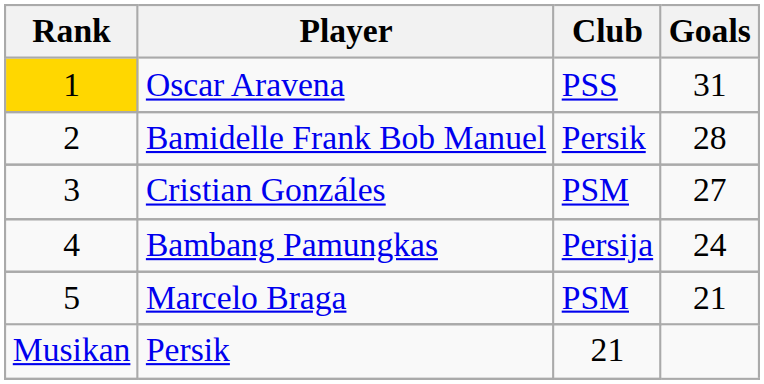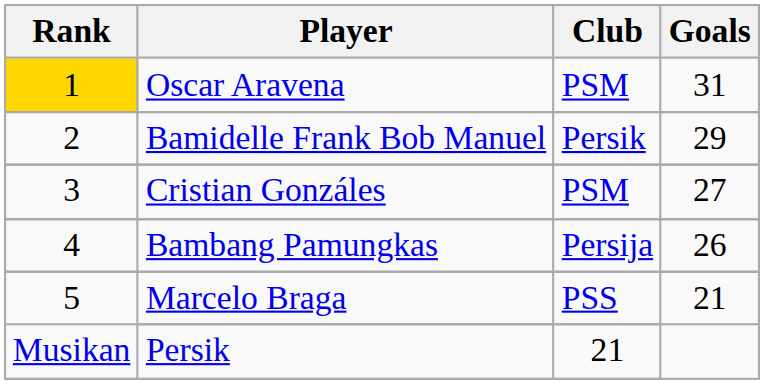(590, 84) PSS -> (595, 84) PSM
(710, 137) 28 -> (710, 137) 29
(710, 244) 24 -> (710, 244) 26
(595, 297) PSM -> (590, 297) PSS
